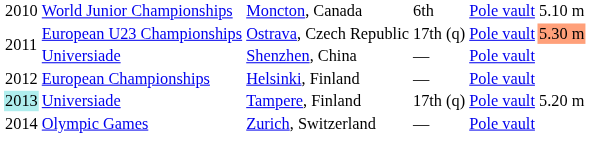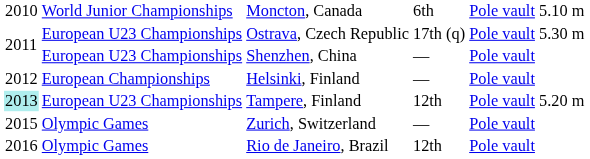(562, 33) lightsalmon background -> (562, 33) no background
(81, 56) Universiade -> (142, 56) European U23 Championships
(81, 100) Universiade -> (142, 100) European U23 Championships
(439, 100) 17th (q) -> (428, 100) 12th
(21, 123) 2014 -> (21, 123) 2015
+ row: (317, 145)
